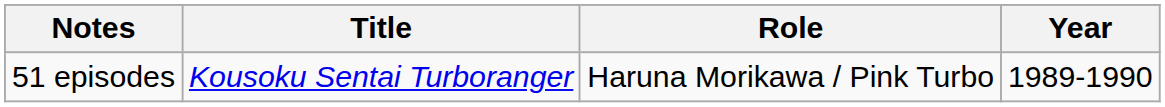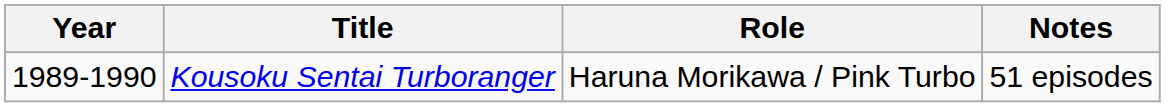columns swapped: (1080, 28) <-> (93, 28)
